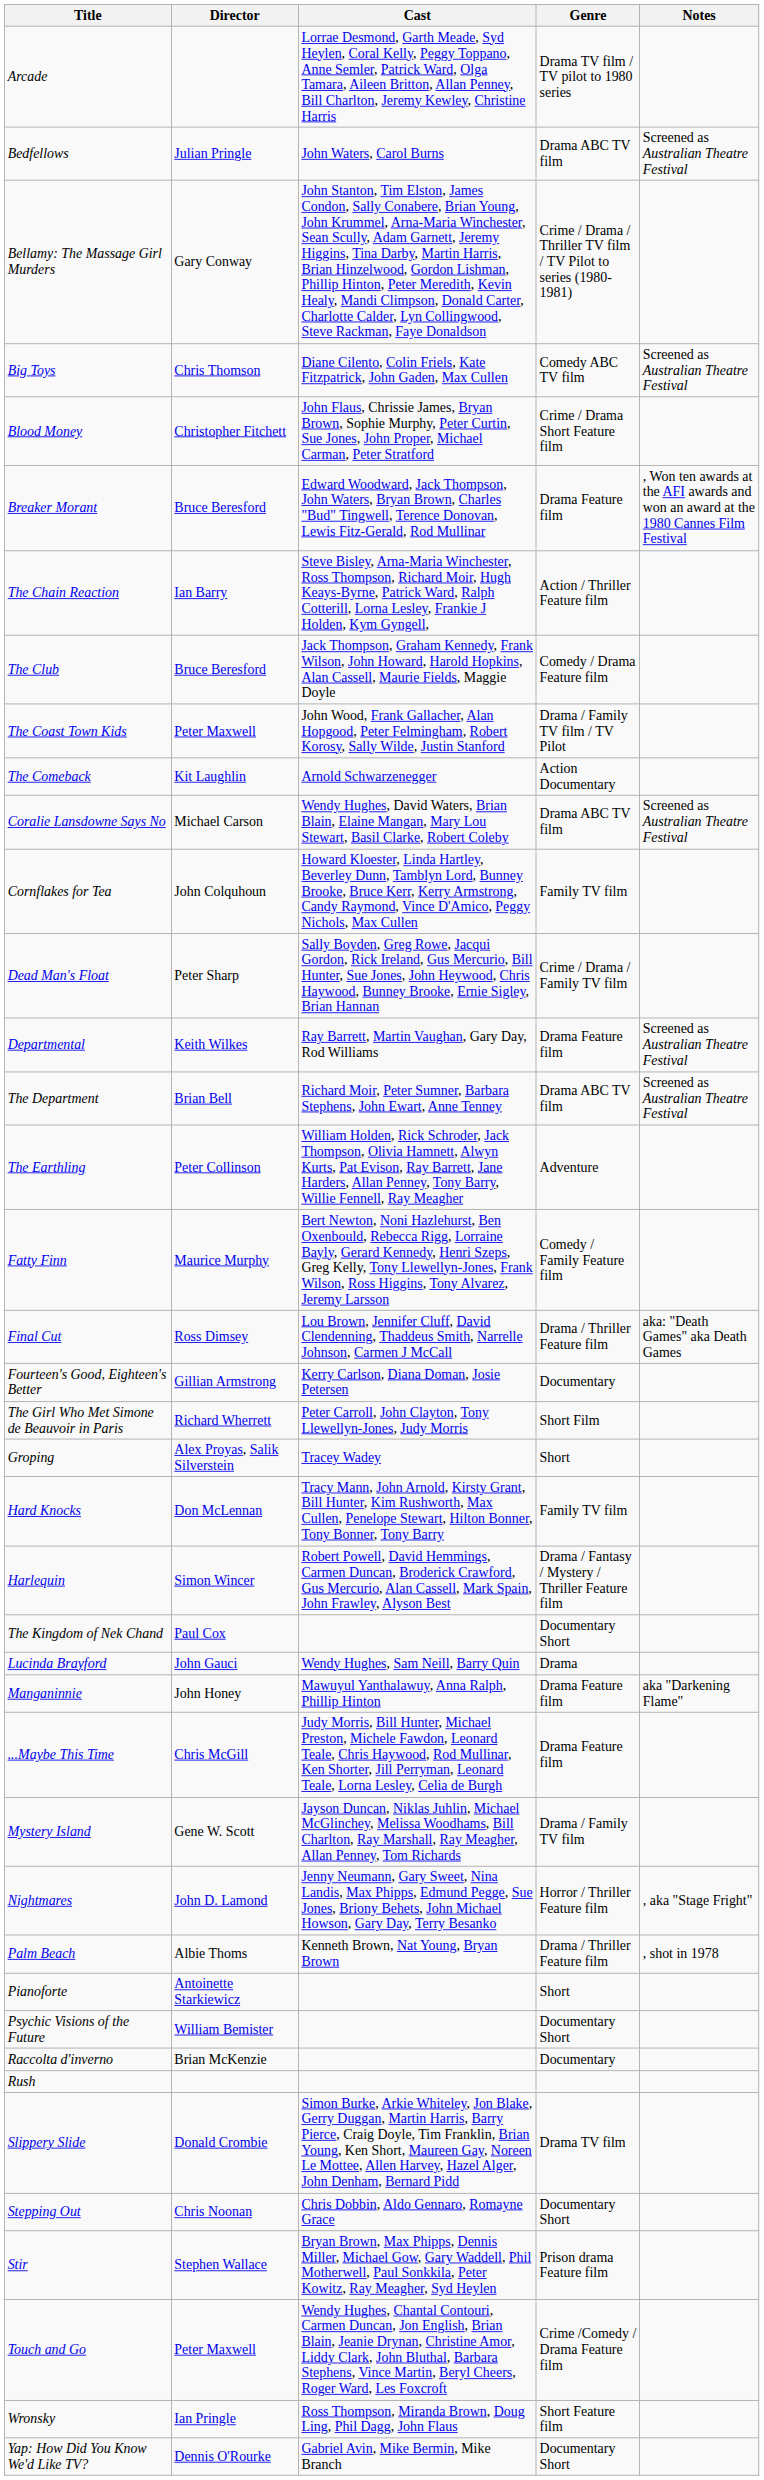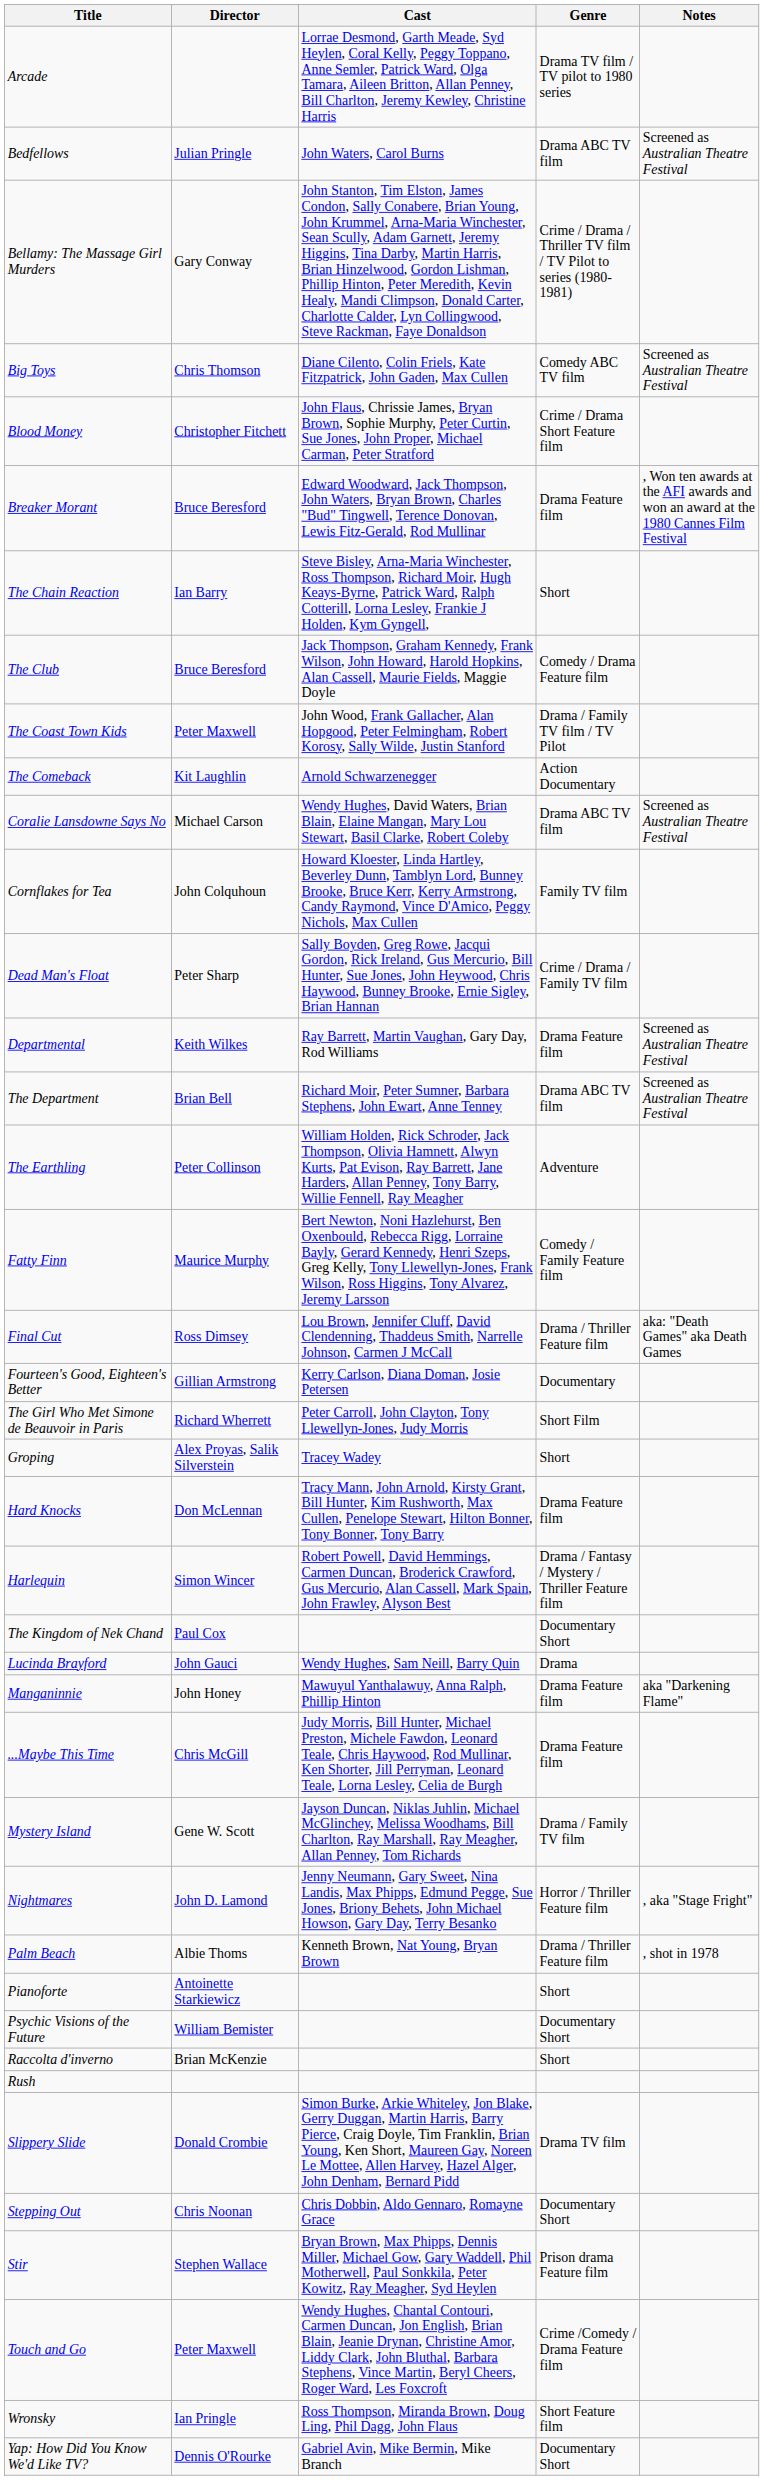(585, 592) Action / Thriller Feature film -> (555, 592) Short
(583, 1511) Family TV film -> (581, 1511) Drama Feature film
(577, 2059) Documentary -> (555, 2059) Short
